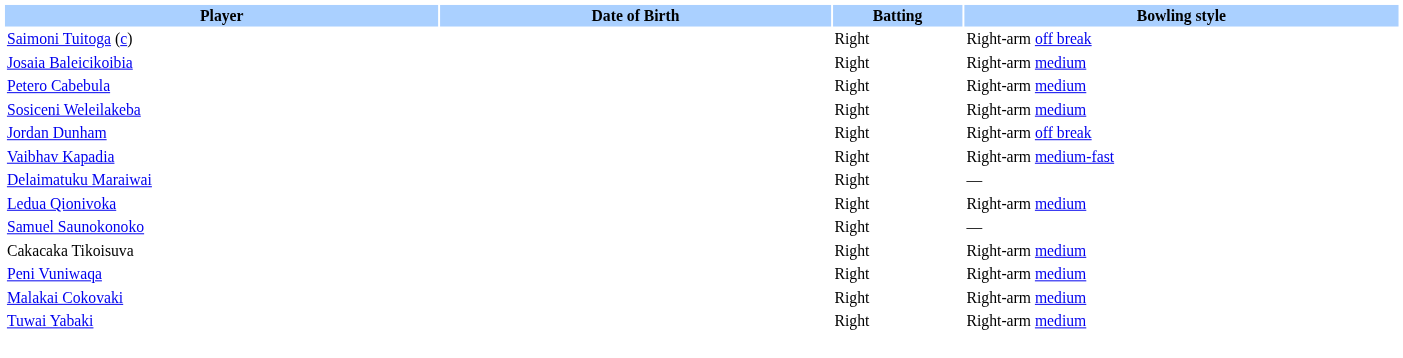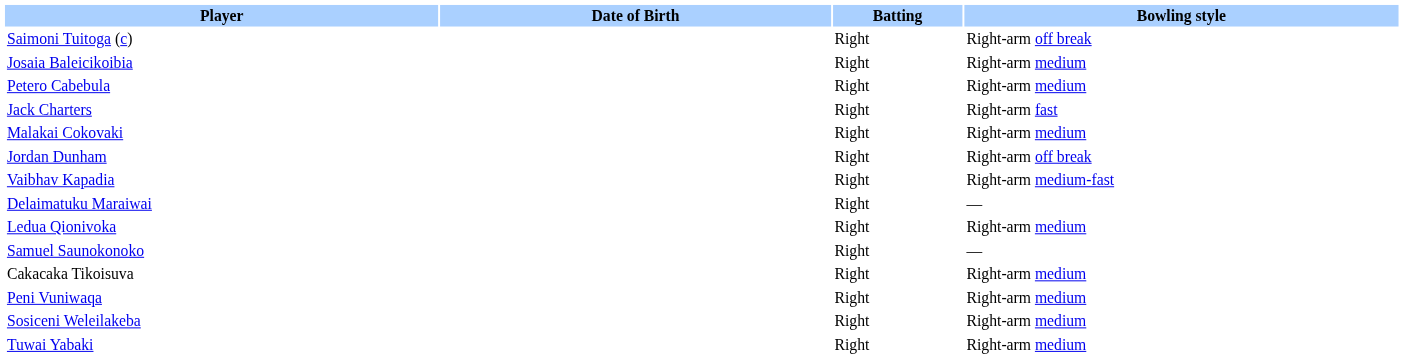+ row: (49, 109)
rows swapped: (65, 297) <-> (74, 109)
